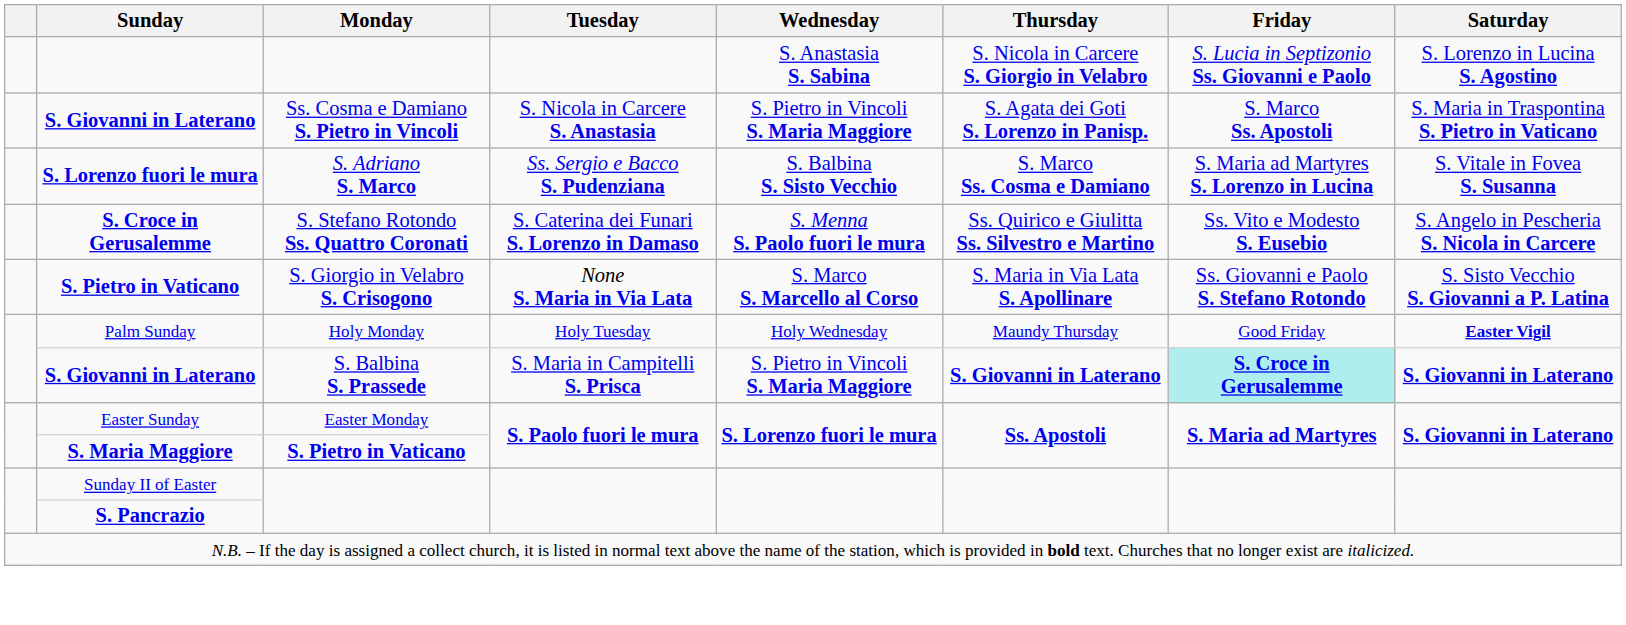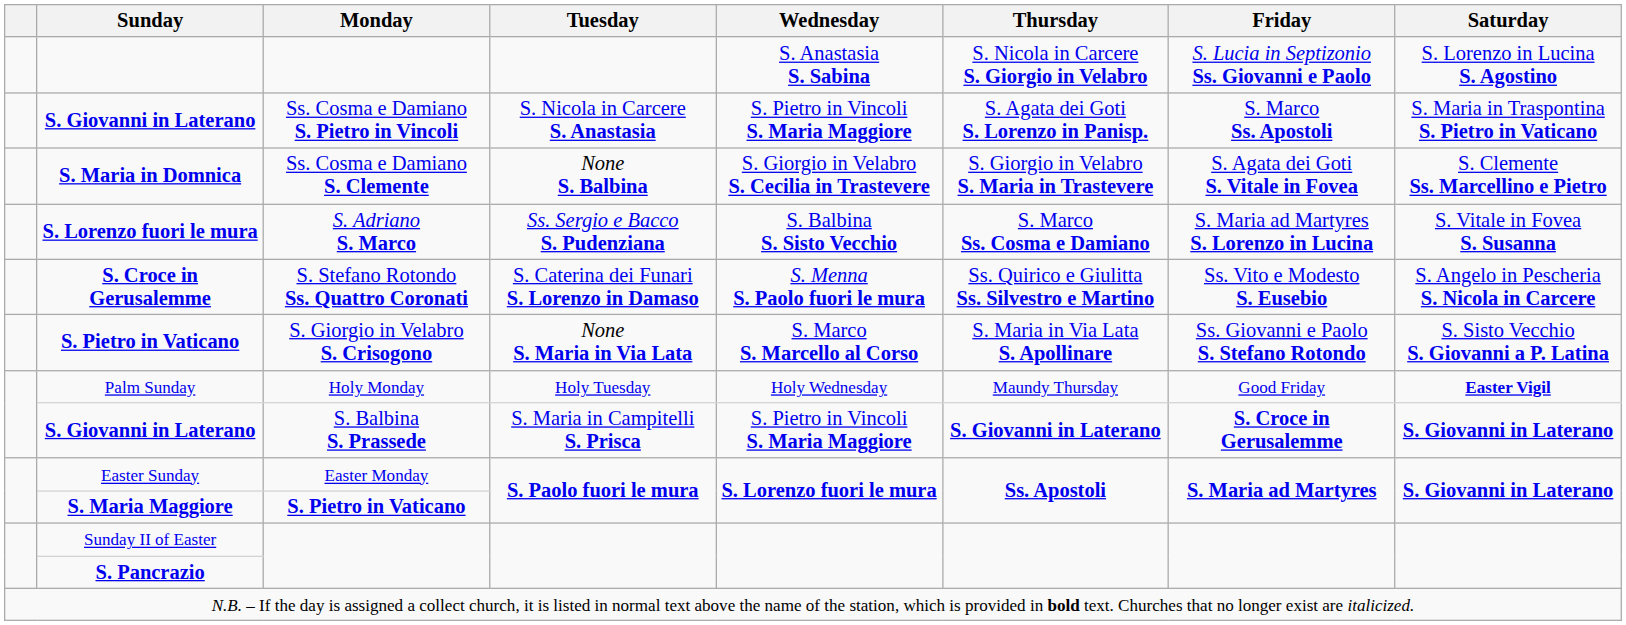+ row: (150, 175)
(1282, 374) paleturquoise background -> (1282, 430) no background
